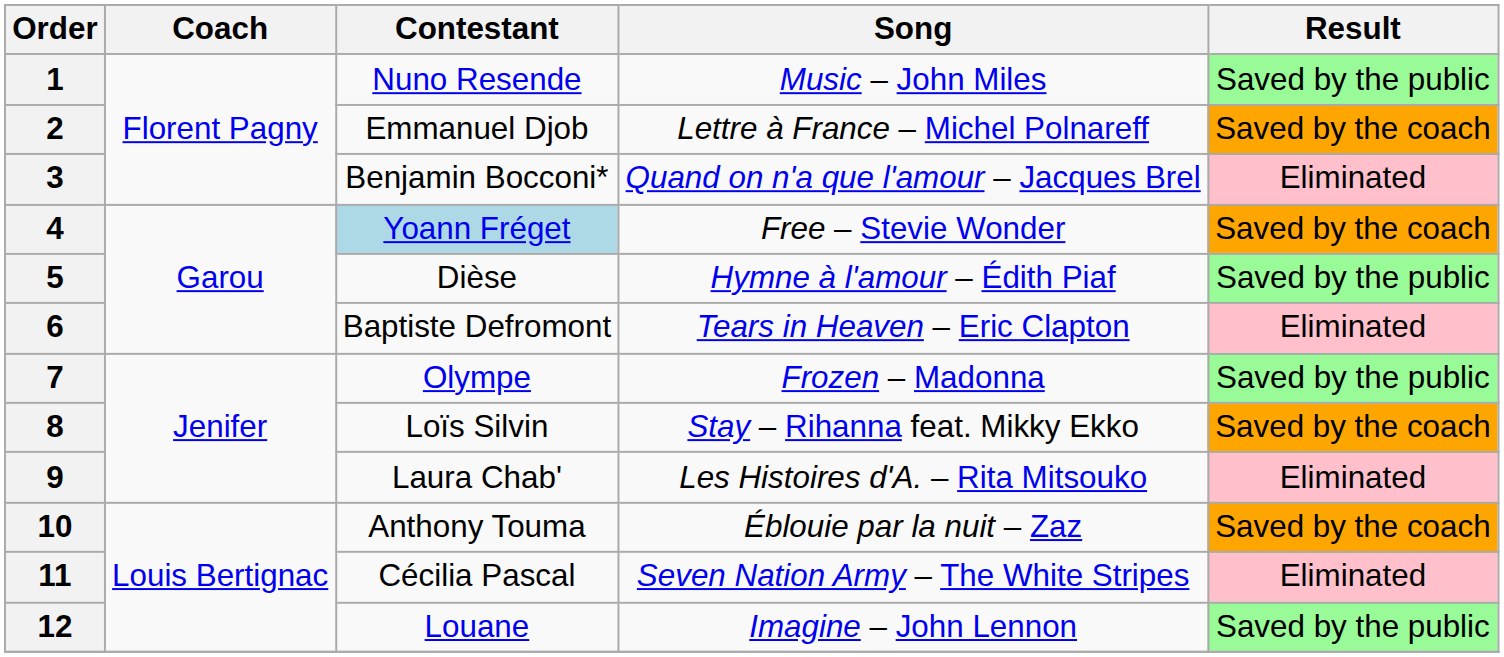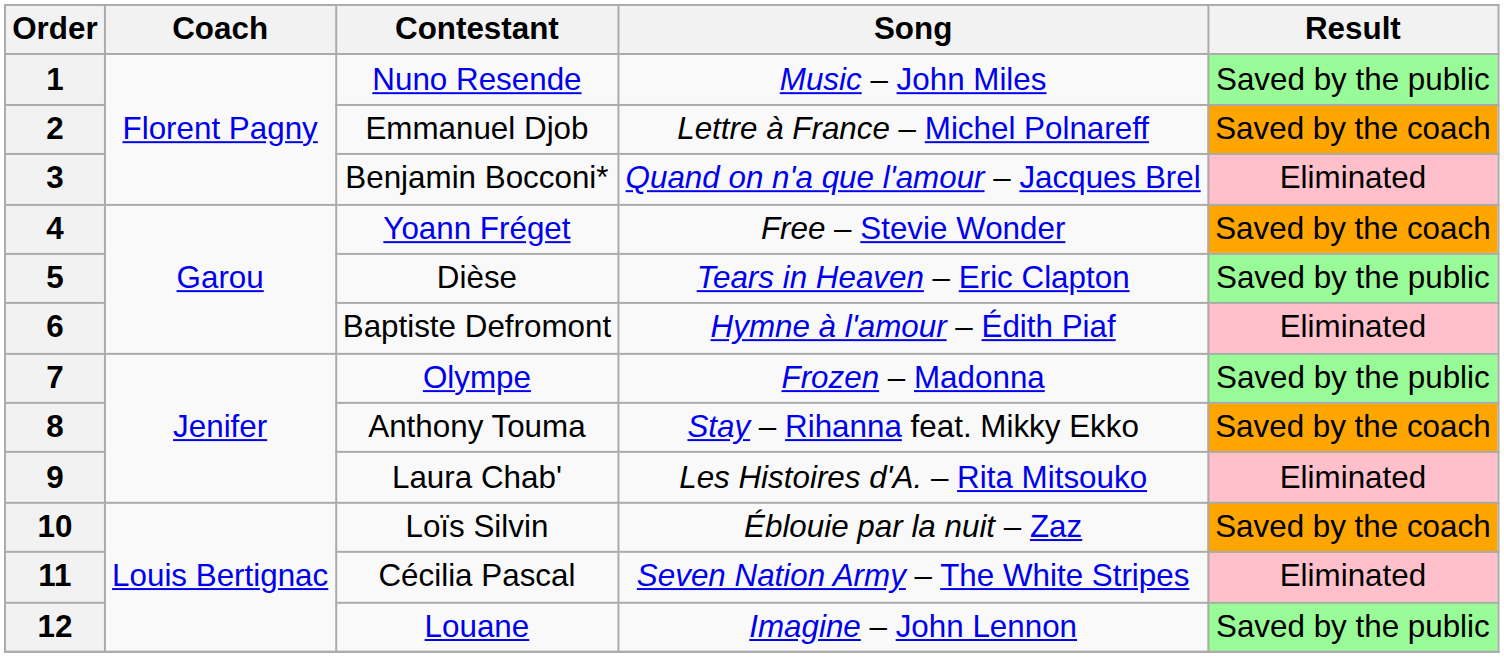(477, 228) lightblue background -> (477, 228) no background
(913, 278) Hymne à l'amour – Édith Piaf -> (913, 278) Tears in Heaven – Eric Clapton
(913, 327) Tears in Heaven – Eric Clapton -> (913, 327) Hymne à l'amour – Édith Piaf
(477, 427) Loïs Silvin -> (477, 427) Anthony Touma
(477, 526) Anthony Touma -> (477, 526) Loïs Silvin
